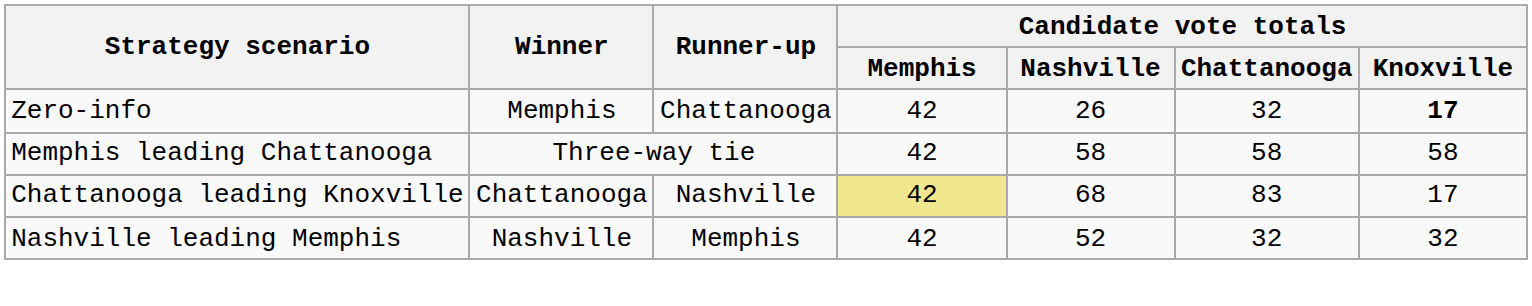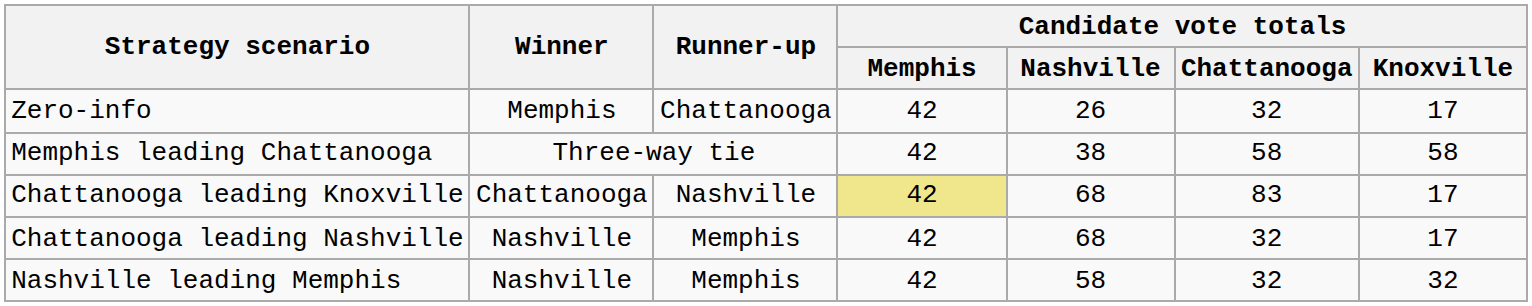(1443, 111) bold -> (1443, 111) normal
(1090, 153) 58 -> (1090, 153) 38
+ row: (237, 238)
(1090, 238) 52 -> (1090, 280) 58
